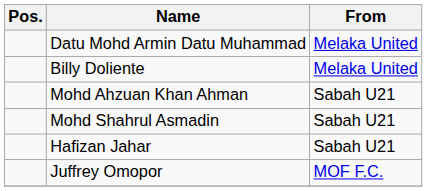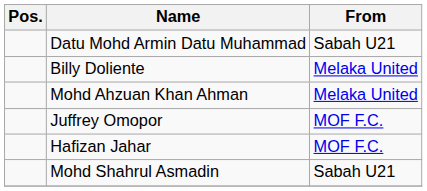(366, 43) Melaka United -> (354, 43) Sabah U21
(354, 95) Sabah U21 -> (366, 95) Melaka United
rows swapped: (106, 172) <-> (135, 120)
(354, 146) Sabah U21 -> (348, 146) MOF F.C.
